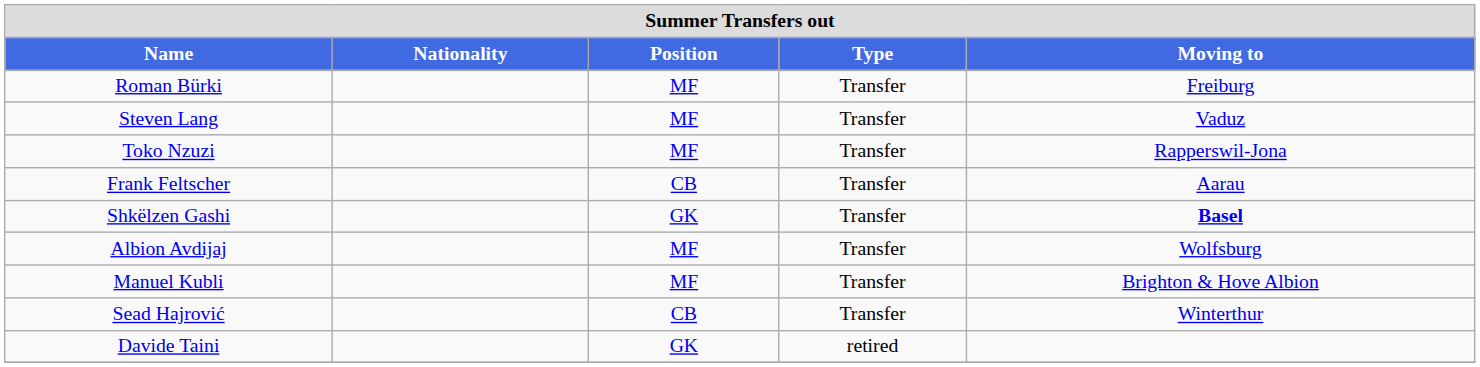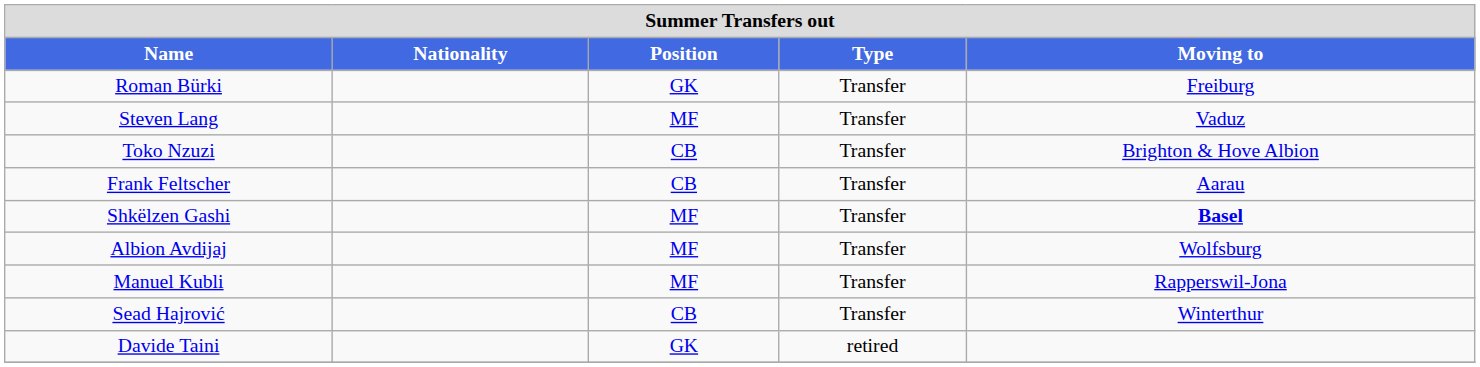(684, 86) MF -> (684, 86) GK
(684, 151) MF -> (684, 151) CB
(1220, 151) Rapperswil-Jona -> (1220, 151) Brighton & Hove Albion
(684, 216) GK -> (684, 216) MF
(1220, 281) Brighton & Hove Albion -> (1220, 281) Rapperswil-Jona
